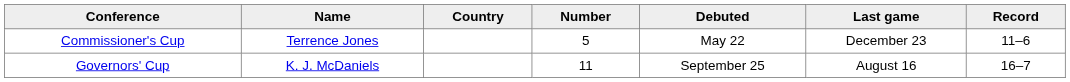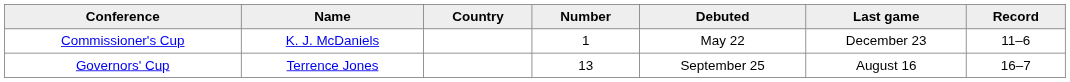(332, 41) Terrence Jones -> (332, 41) K. J. McDaniels
(586, 41) 5 -> (586, 41) 1
(332, 65) K. J. McDaniels -> (332, 65) Terrence Jones
(586, 65) 11 -> (586, 65) 13
